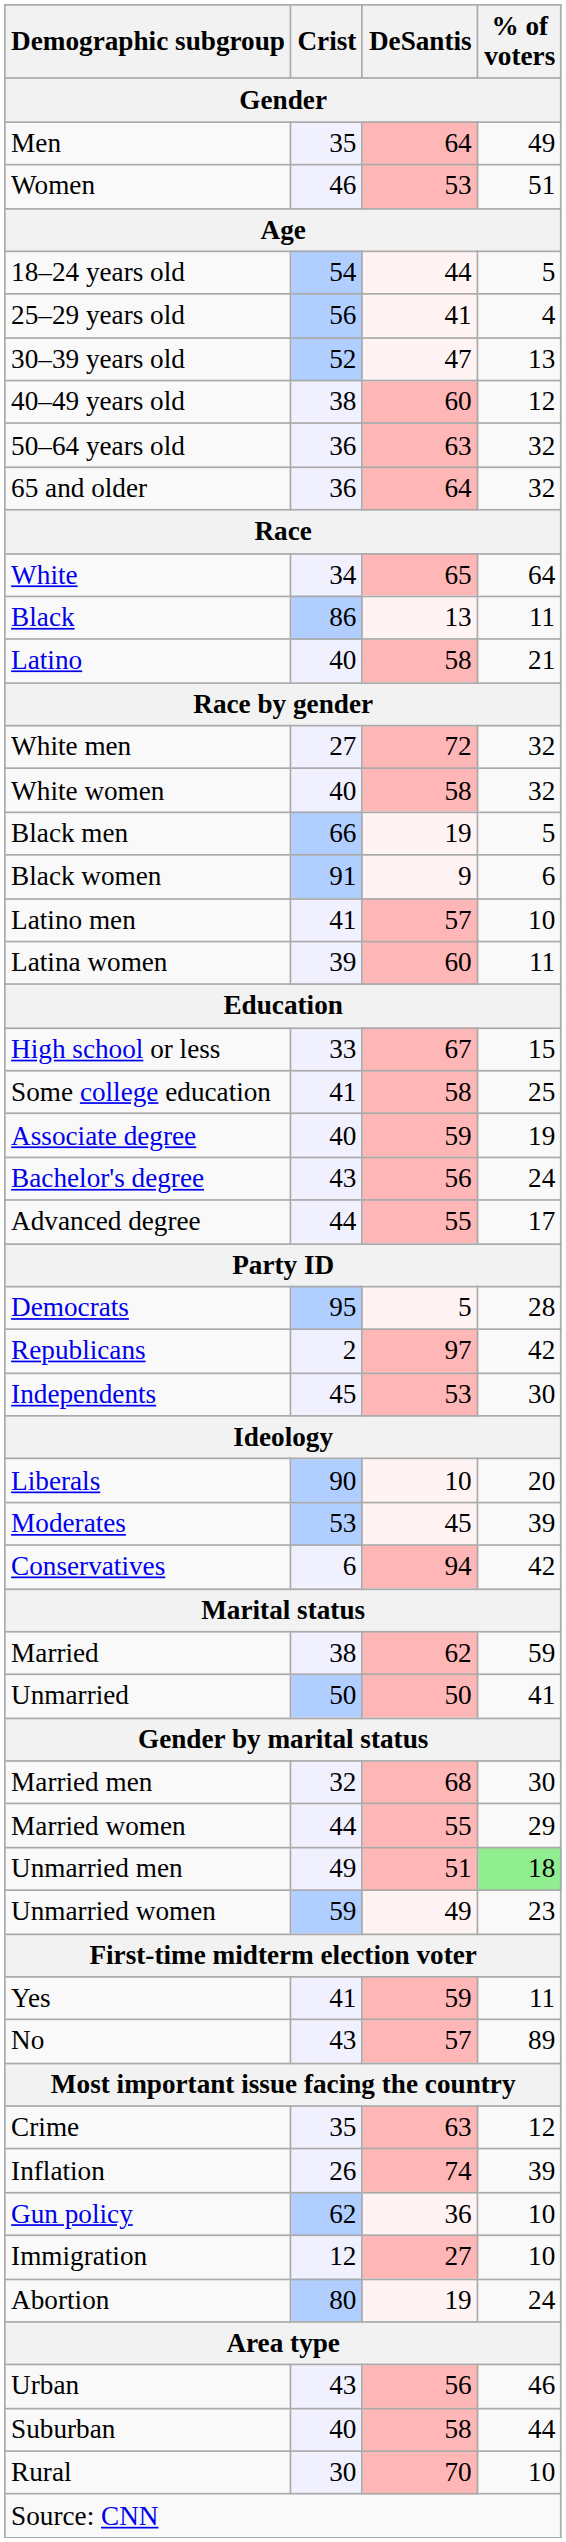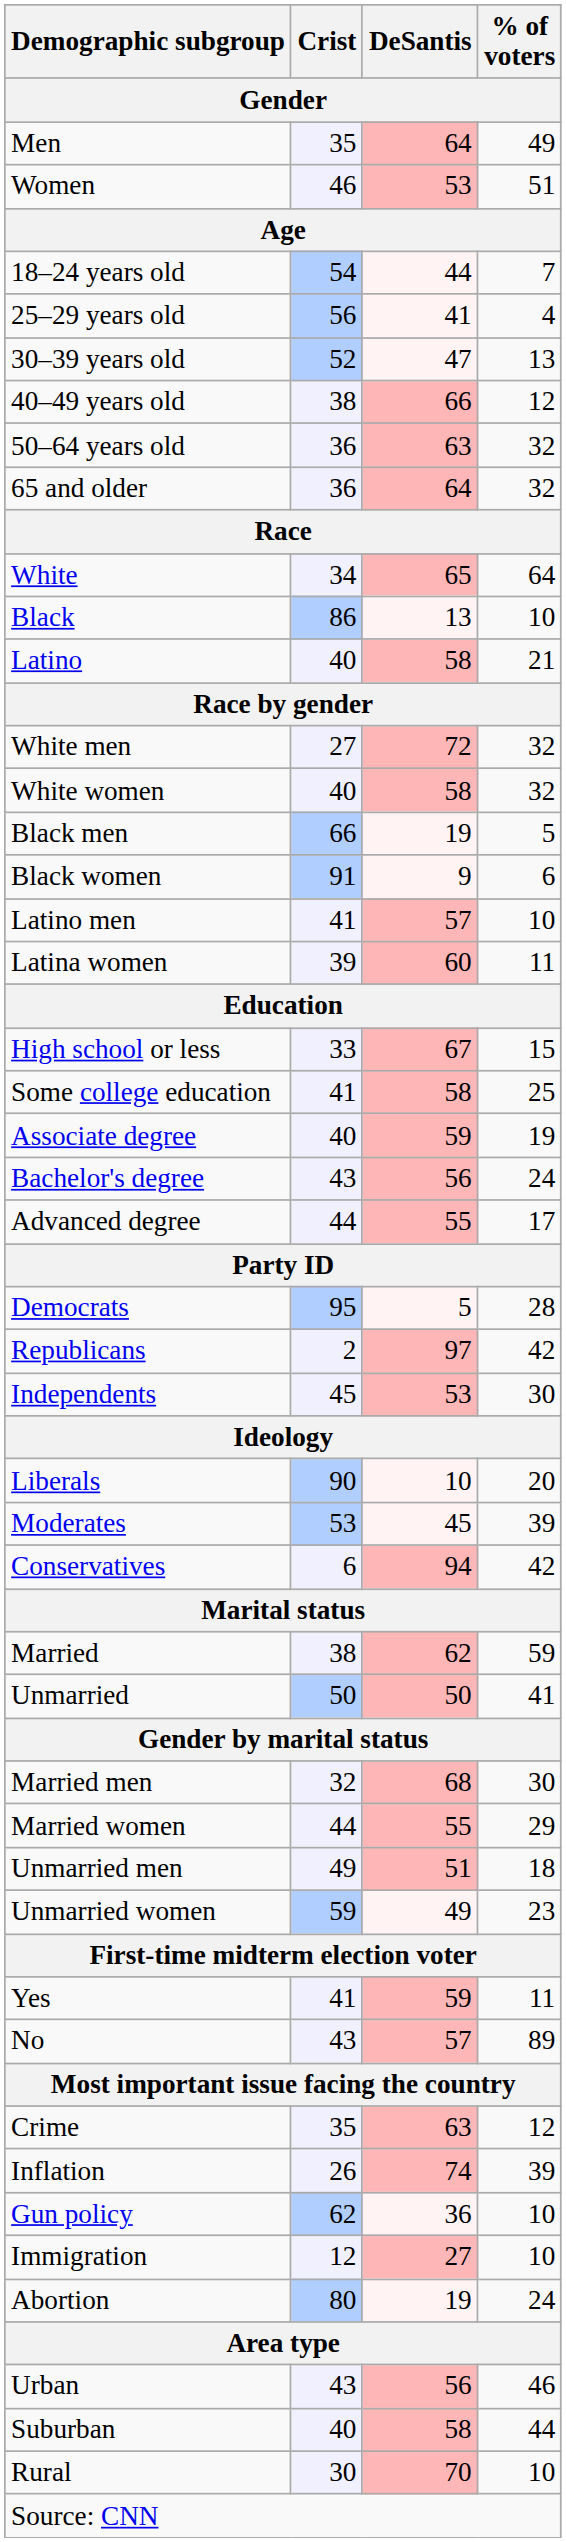(548, 272) 5 -> (548, 272) 7
(458, 401) 60 -> (458, 401) 66
(542, 617) 11 -> (542, 617) 10
(542, 1868) lightgreen background -> (542, 1868) no background
